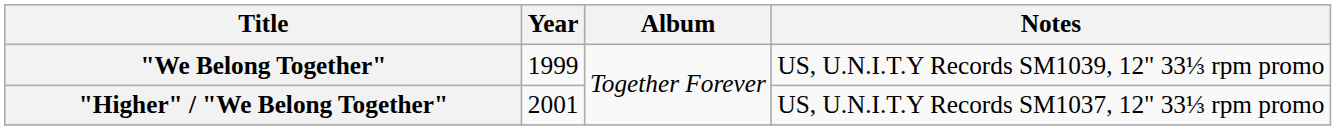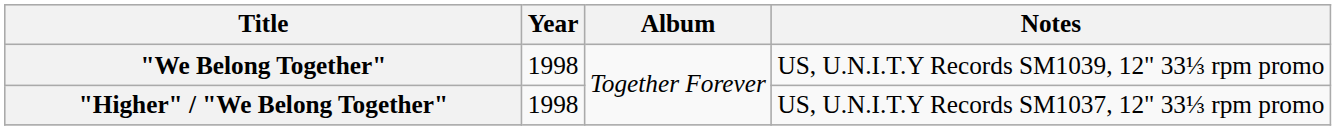(553, 64) 1999 -> (553, 64) 1998
(553, 104) 2001 -> (553, 104) 1998
